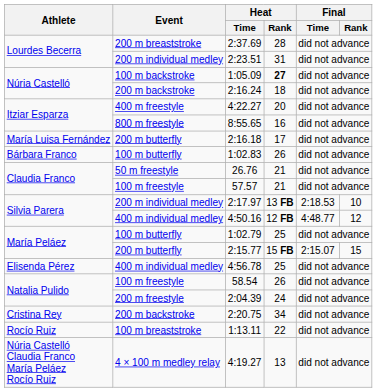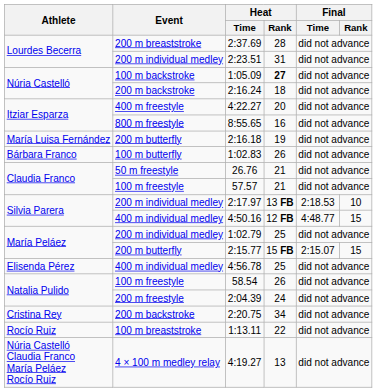(280, 139) 17 -> (280, 139) 19
(356, 219) 12 -> (356, 219) 15
(148, 235) 100 m butterfly -> (169, 235) 200 m individual medley
